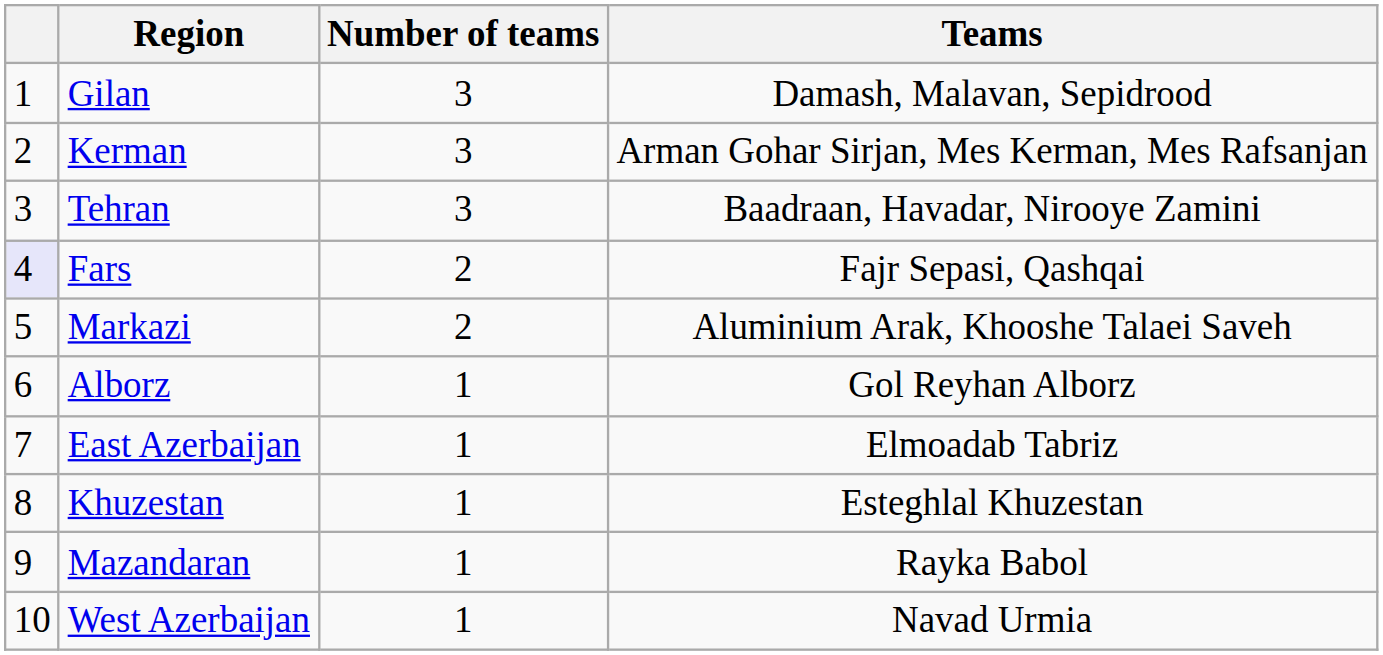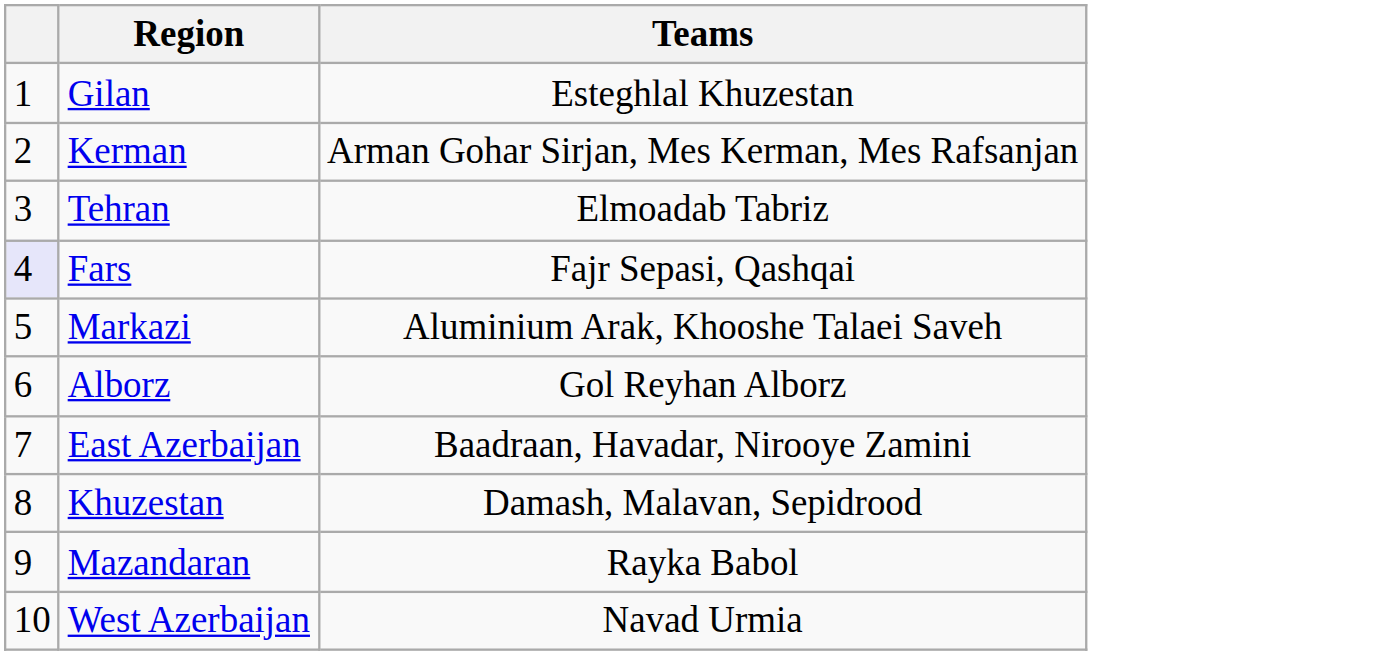- column: (463, 33)
(992, 92) Damash, Malavan, Sepidrood -> (703, 92) Esteghlal Khuzestan
(992, 209) Baadraan, Havadar, Nirooye Zamini -> (703, 209) Elmoadab Tabriz
(992, 444) Elmoadab Tabriz -> (703, 444) Baadraan, Havadar, Nirooye Zamini
(992, 502) Esteghlal Khuzestan -> (703, 502) Damash, Malavan, Sepidrood
